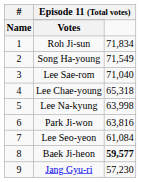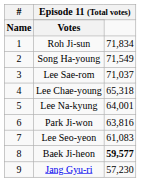(120, 75) 71,040 -> (120, 75) 71,037
(120, 106) 63,998 -> (120, 106) 64,001
(120, 138) 61,084 -> (120, 138) 61,083
